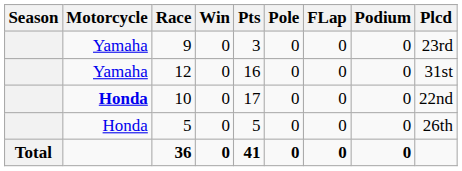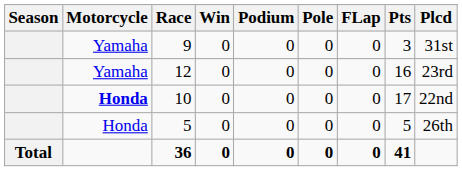columns swapped: (383, 17) <-> (249, 17)
(437, 44) 23rd -> (439, 44) 31st
(439, 71) 31st -> (437, 71) 23rd
